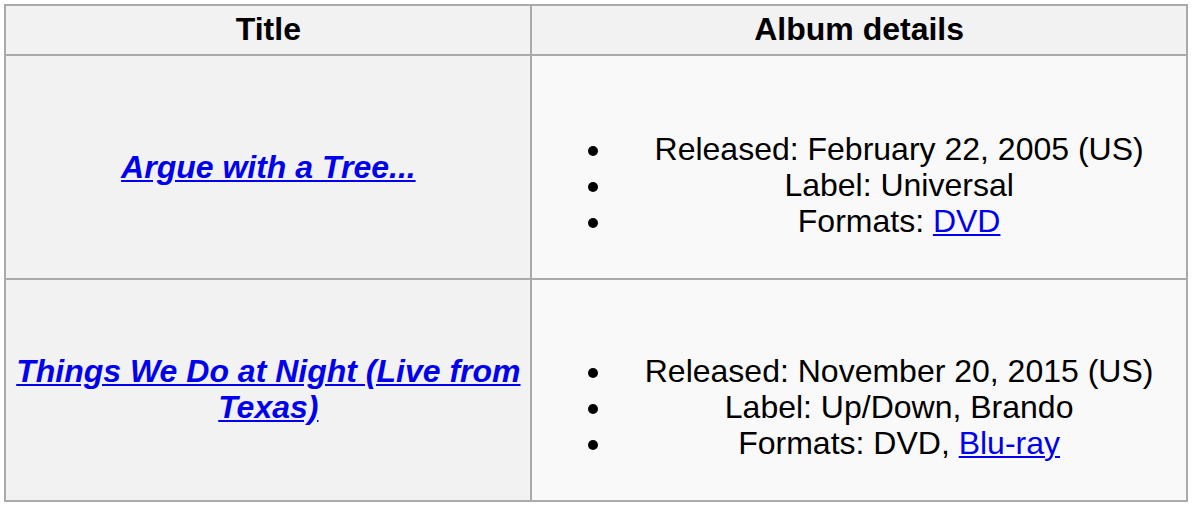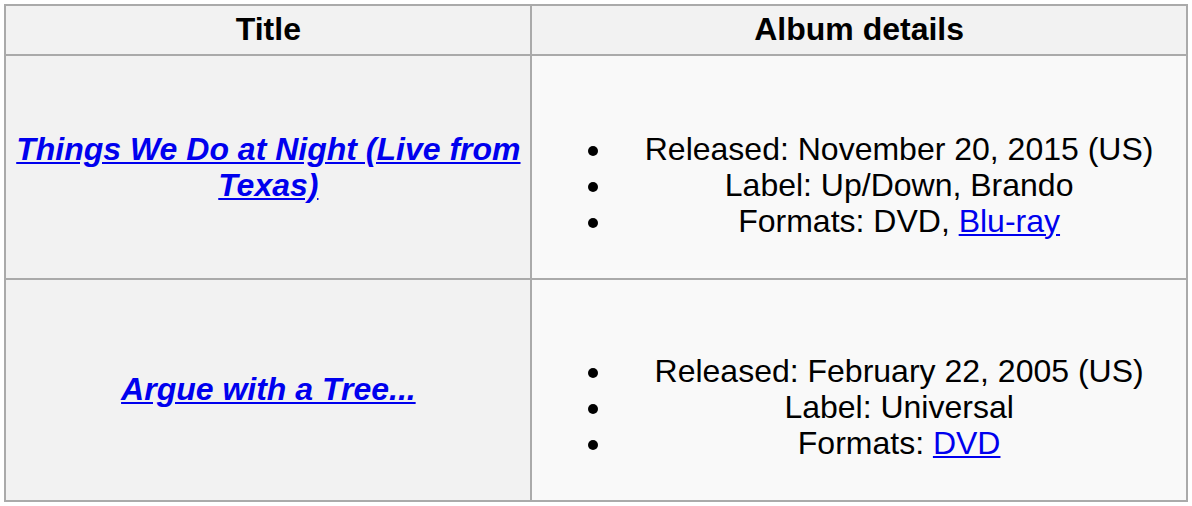rows swapped: (268, 166) <-> (268, 389)
